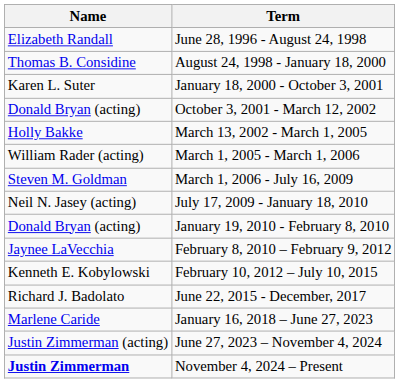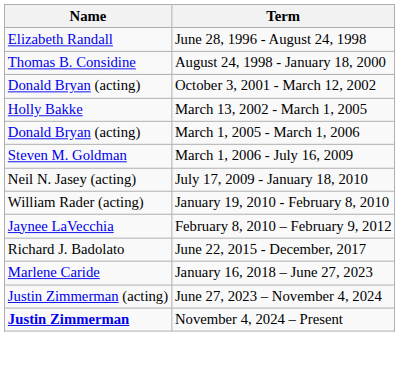- row: (279, 86)
(76, 156) William Rader (acting) -> (74, 132) Donald Bryan (acting)
(74, 226) Donald Bryan (acting) -> (76, 202) William Rader (acting)
- row: (276, 272)
